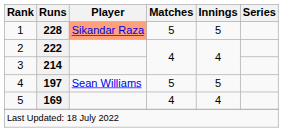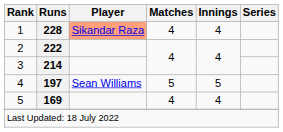(171, 30) 5 -> (171, 30) 4
(218, 30) 5 -> (218, 30) 4
